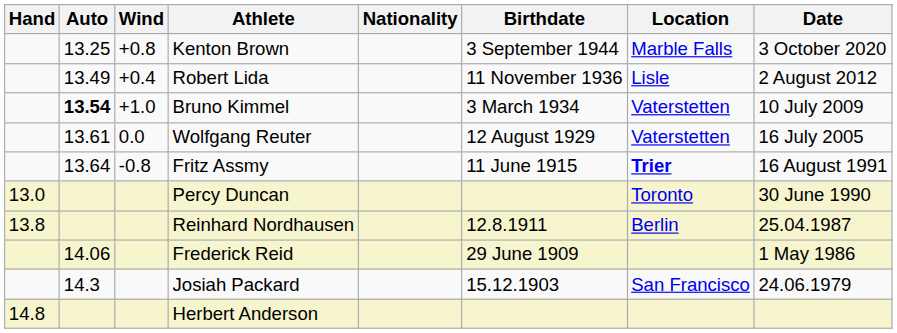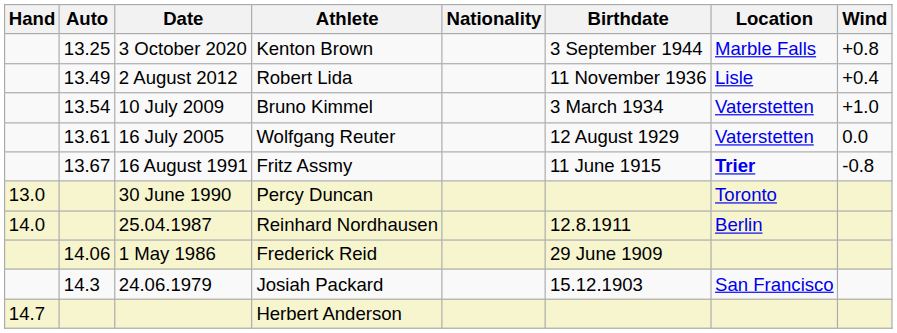columns swapped: (141, 19) <-> (823, 19)
(87, 107) bold -> (87, 107) normal
(87, 166) 13.64 -> (87, 166) 13.67
(27, 225) 13.8 -> (27, 225) 14.0
(27, 313) 14.8 -> (27, 313) 14.7
